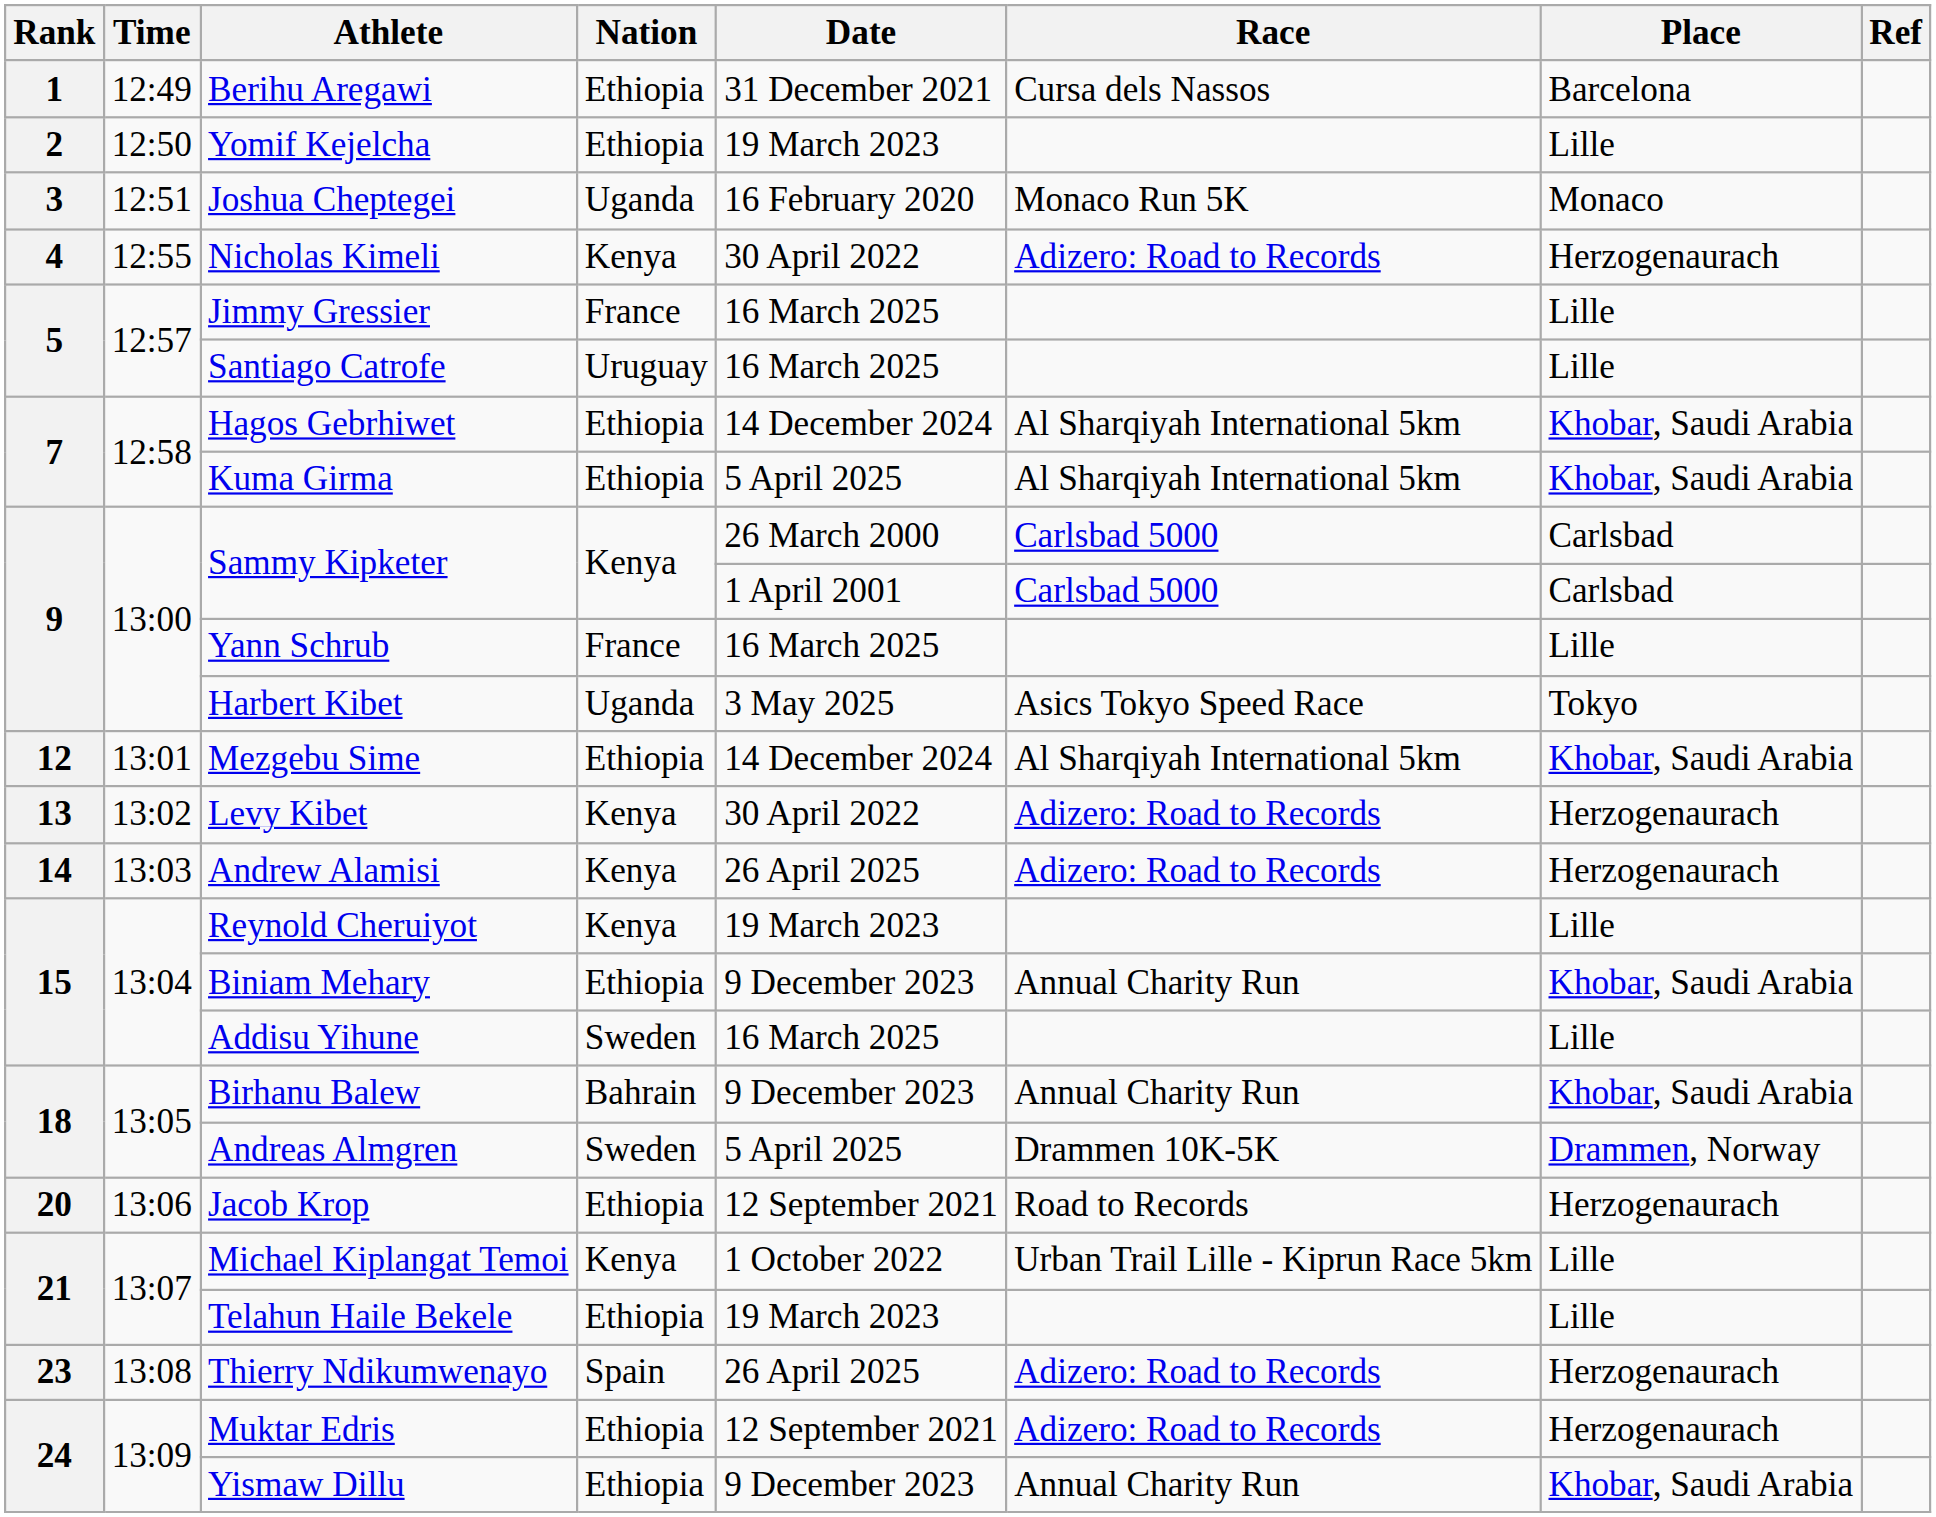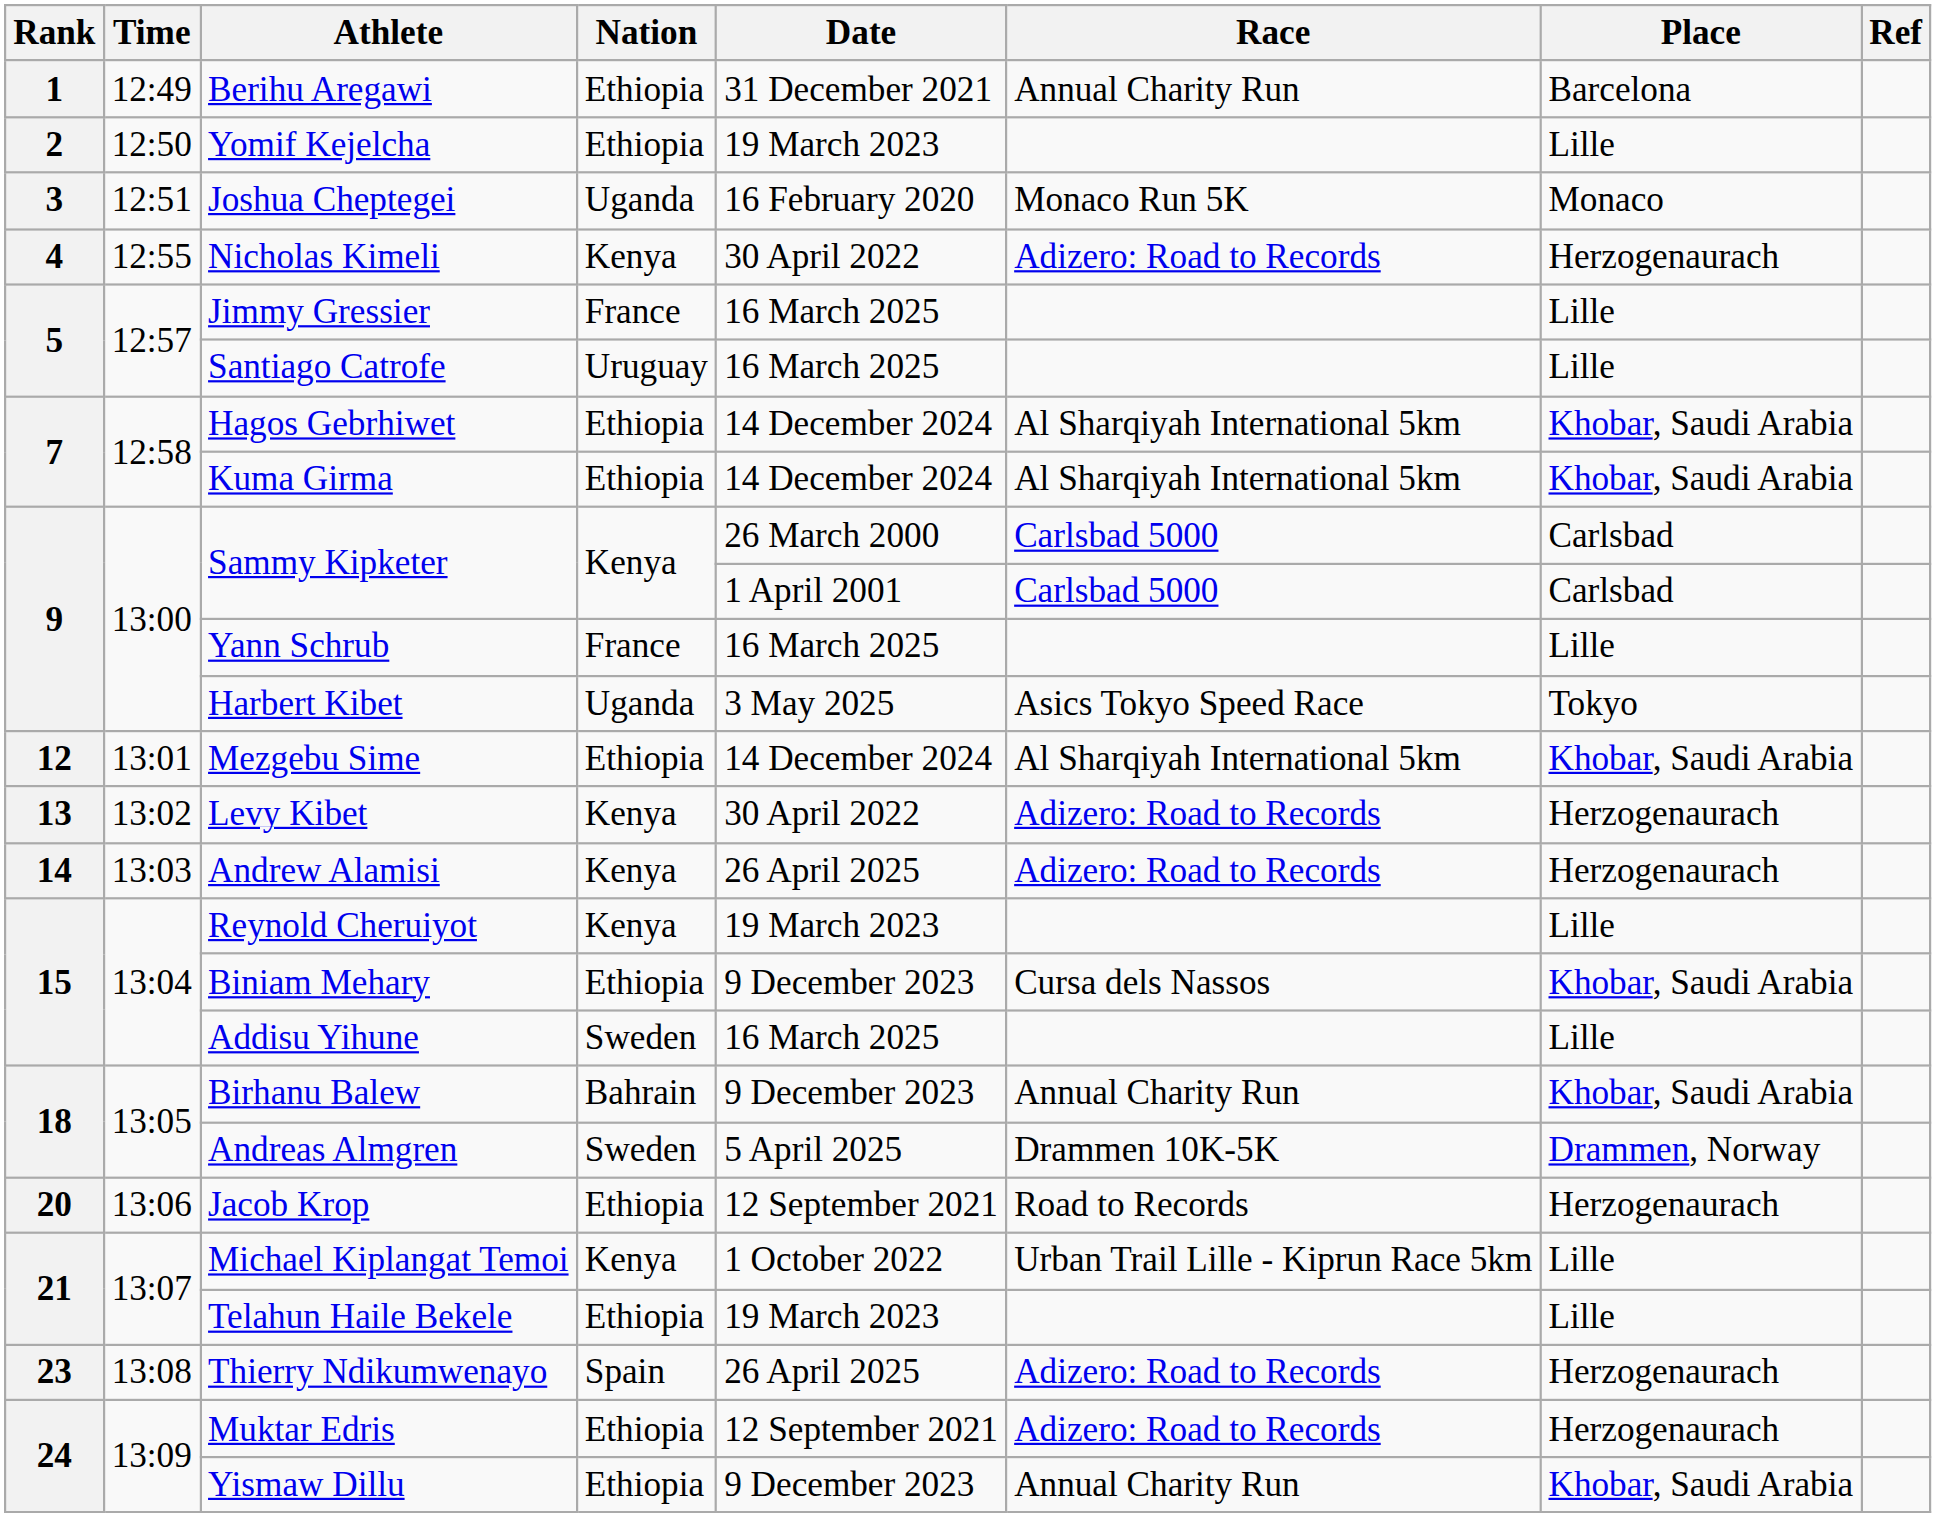(1142, 88) Cursa dels Nassos -> (1157, 88) Annual Charity Run
(813, 479) 5 April 2025 -> (858, 479) 14 December 2024
(1157, 981) Annual Charity Run -> (1142, 981) Cursa dels Nassos
